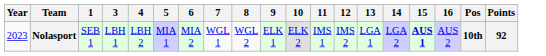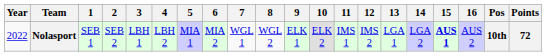+ column: (114, 13)
(17, 36) 2023 -> (17, 36) 2022
(501, 36) 92 -> (525, 36) 72
